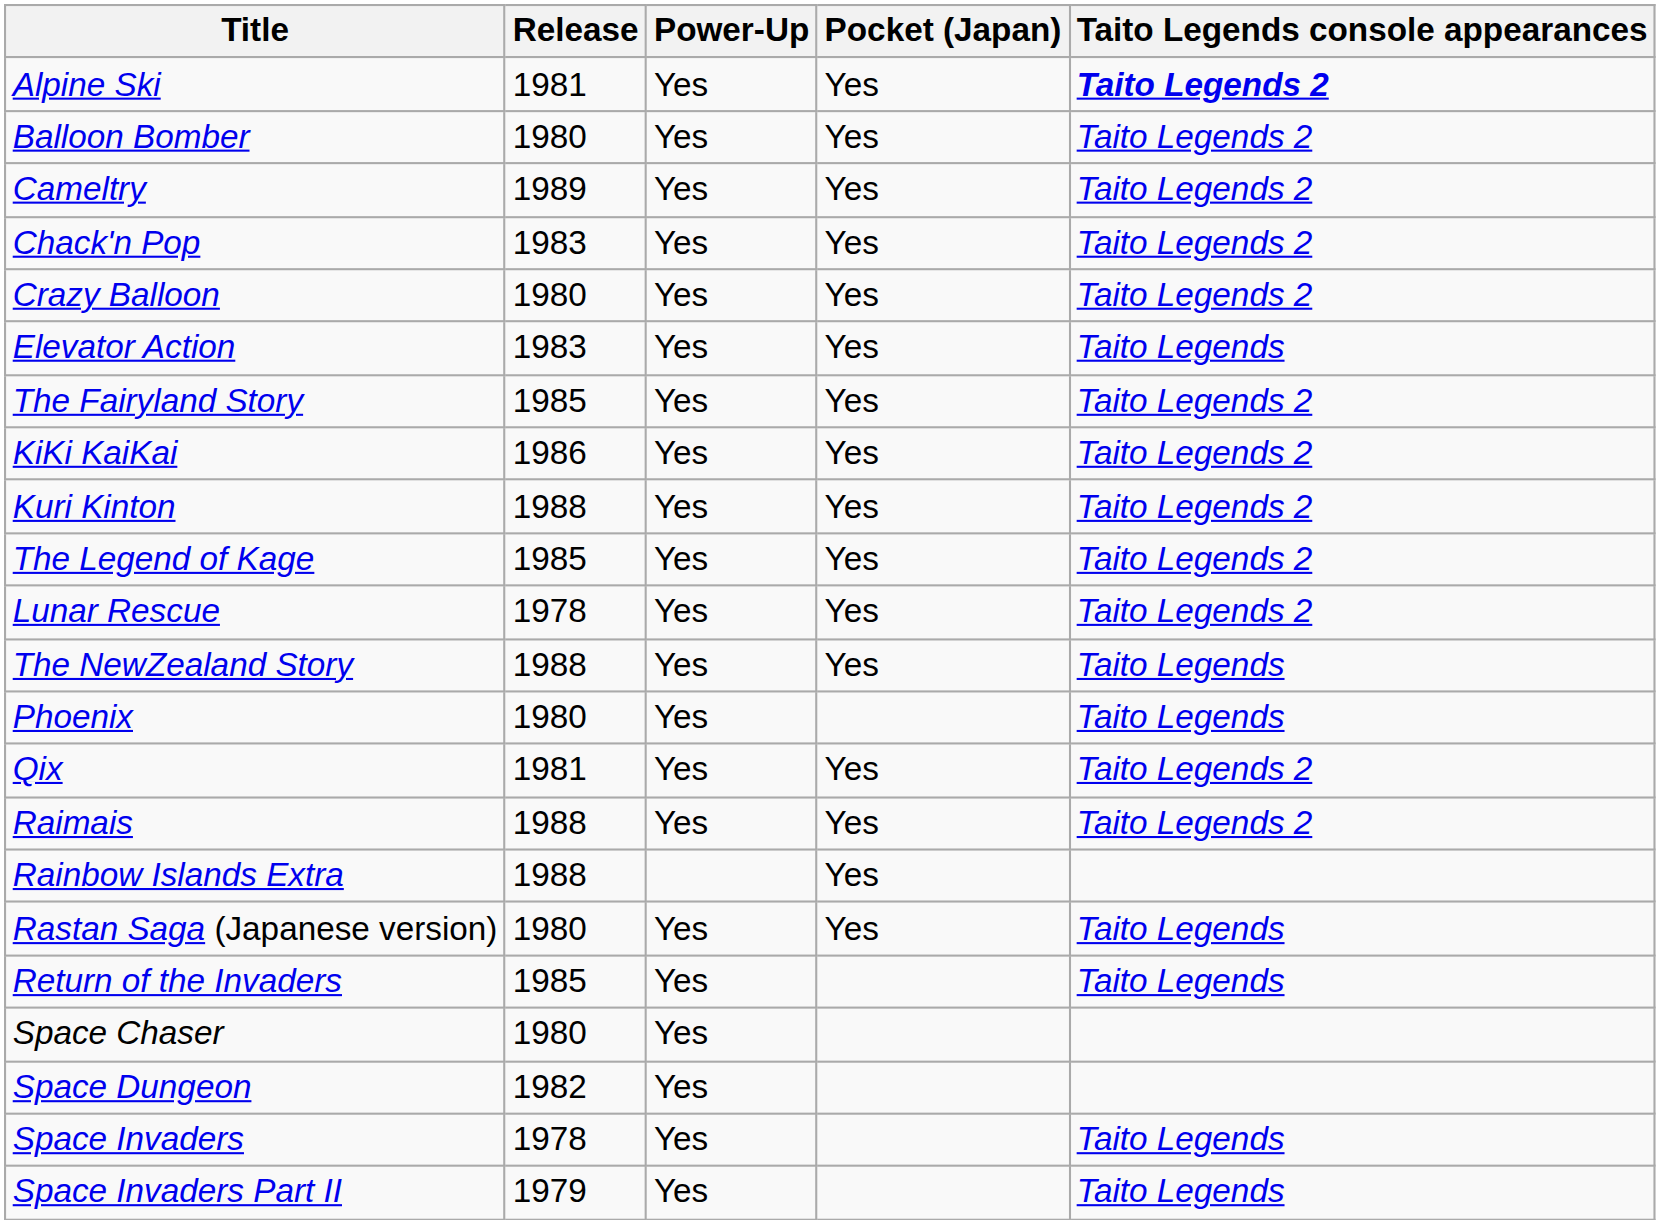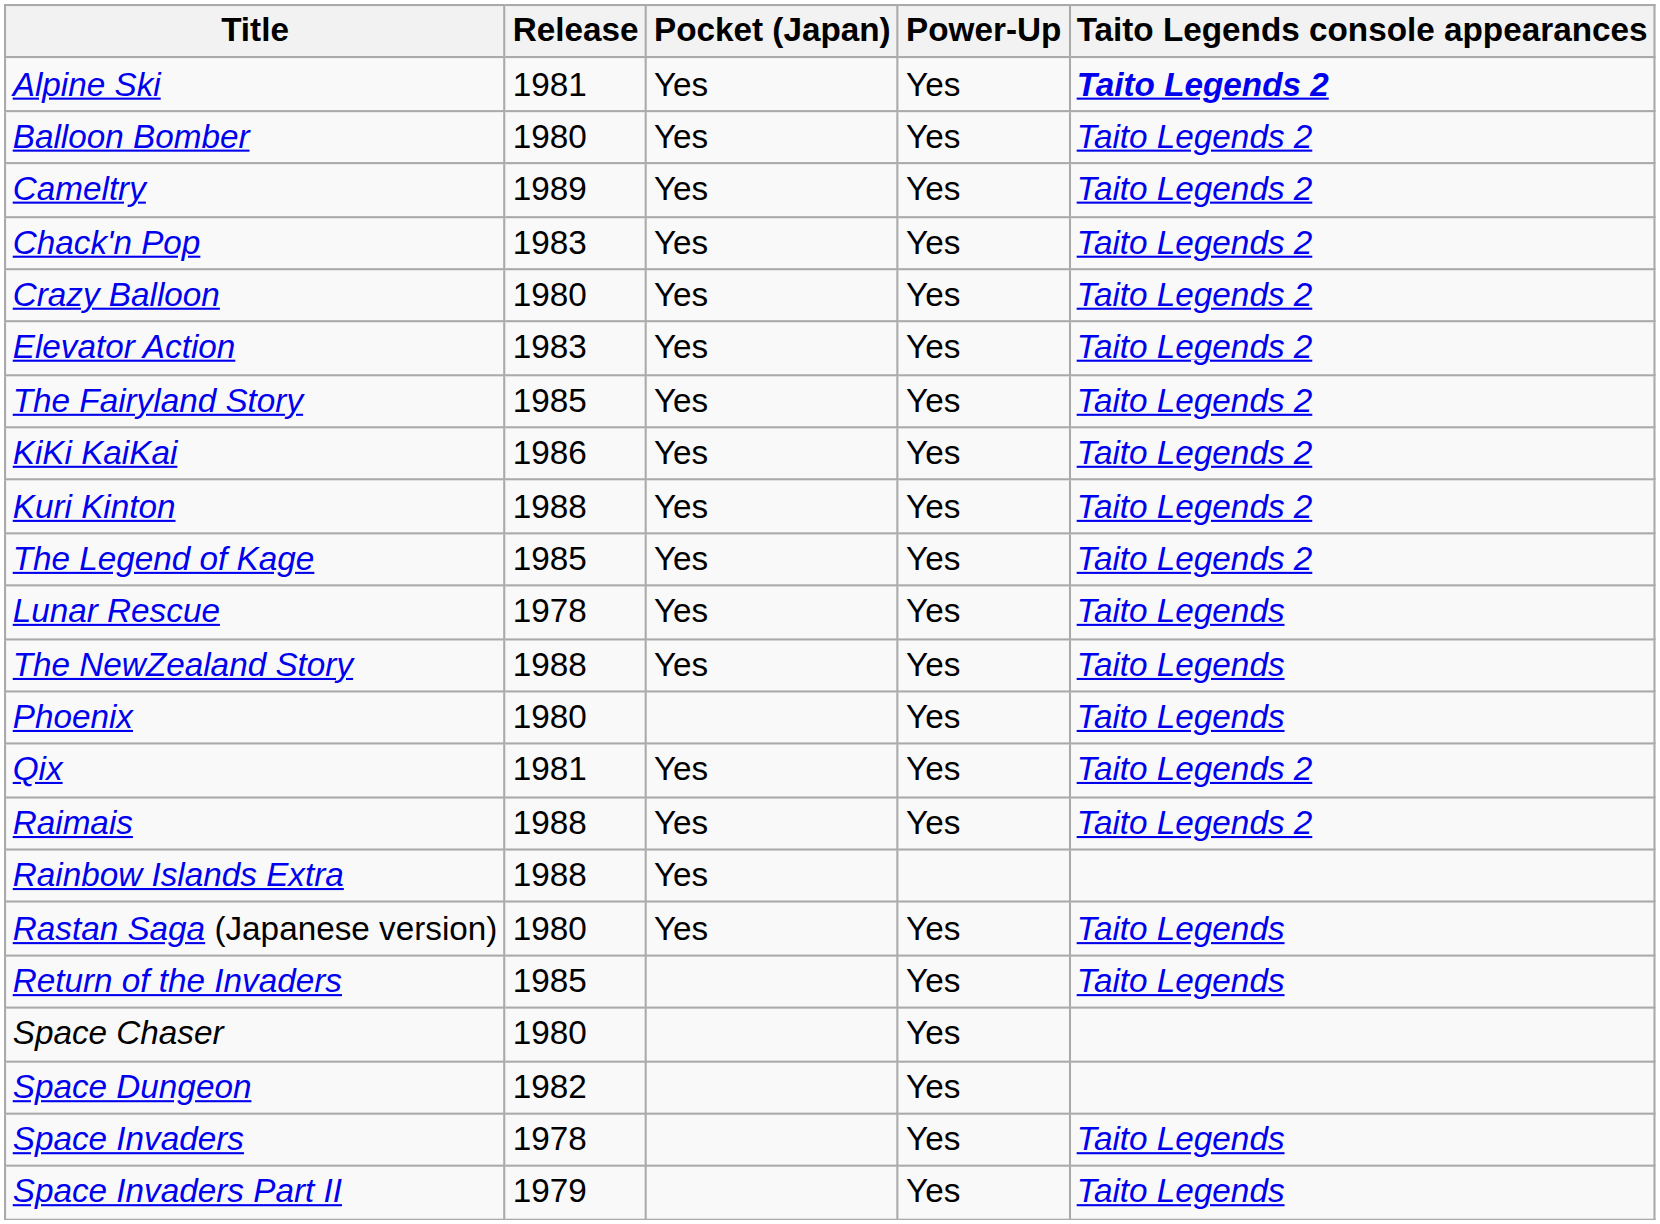columns swapped: (732, 30) <-> (943, 30)
(1181, 347) Taito Legends -> (1194, 347) Taito Legends 2
(1194, 611) Taito Legends 2 -> (1181, 611) Taito Legends
